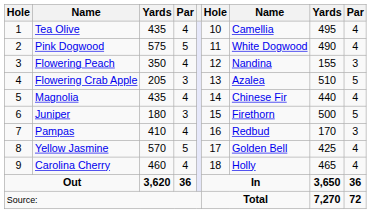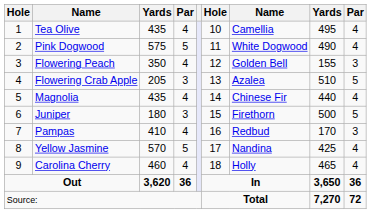(252, 64) Nandina -> (260, 64) Golden Bell
(260, 149) Golden Bell -> (252, 149) Nandina
